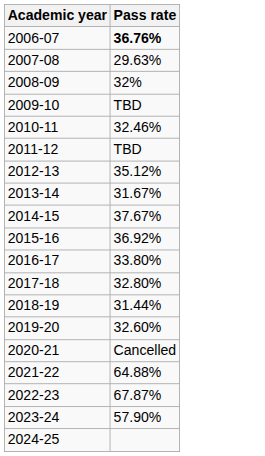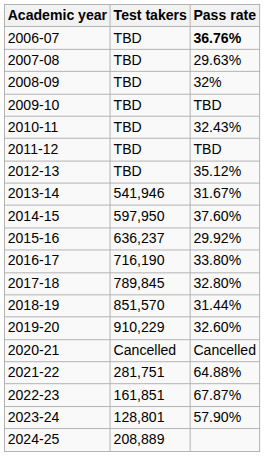+ column: (150, 15)
(137, 127) 32.46% -> (217, 127) 32.43%
(137, 216) 37.67% -> (217, 216) 37.60%
(137, 238) 36.92% -> (217, 238) 29.92%
